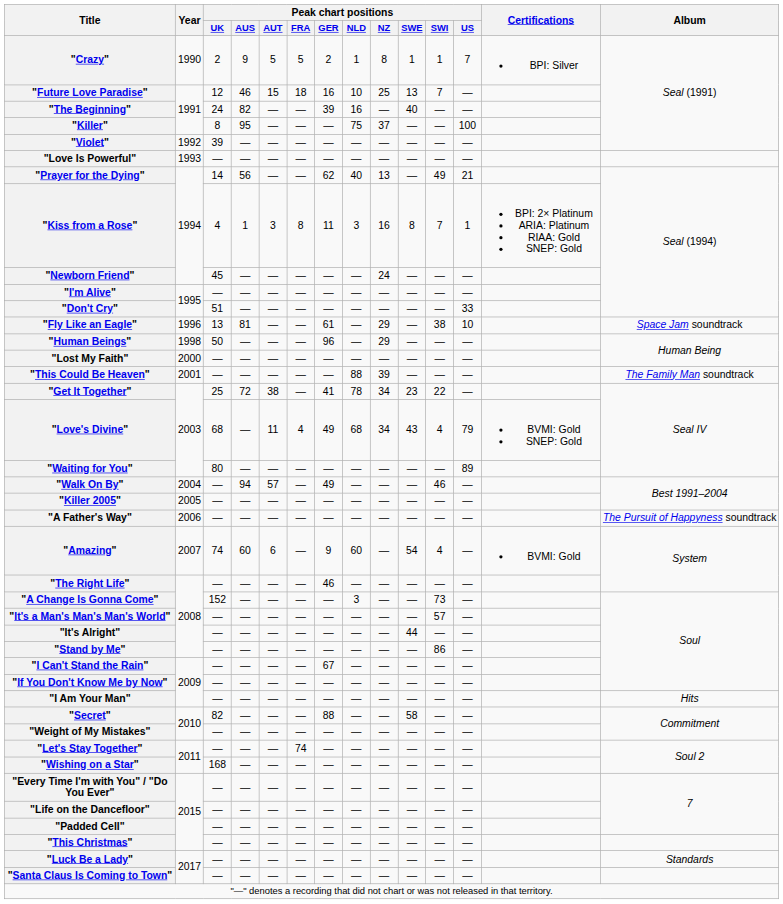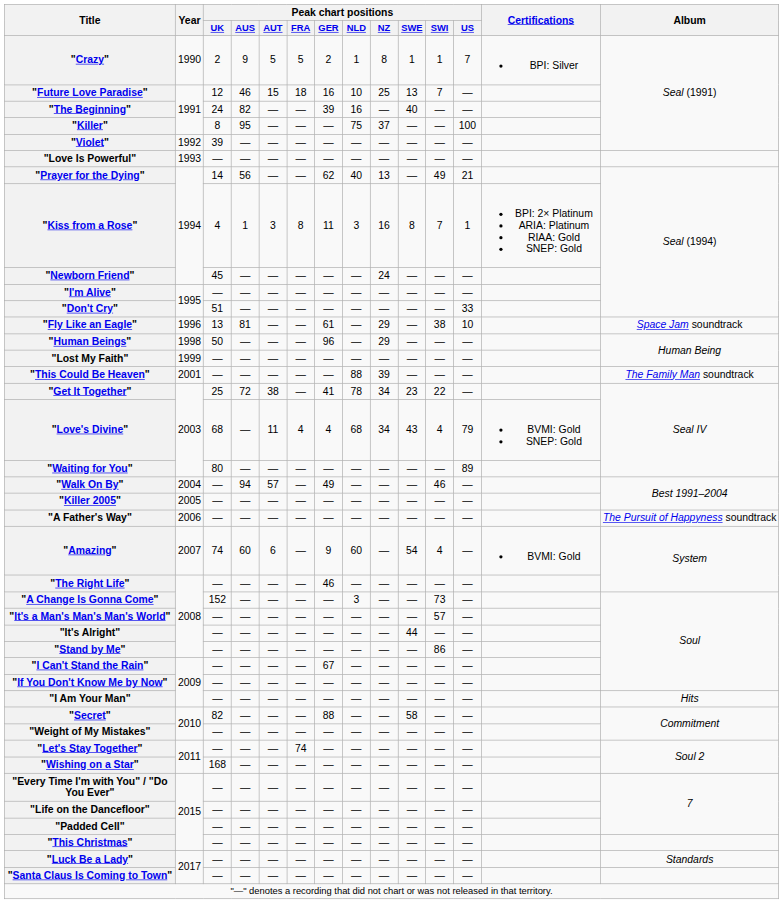(189, 358) 2000 -> (189, 358) 1999
(328, 430) 49 -> (328, 430) 4
